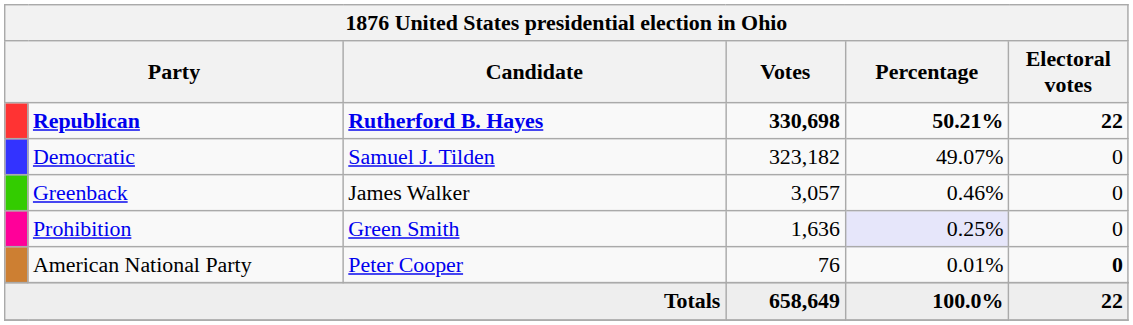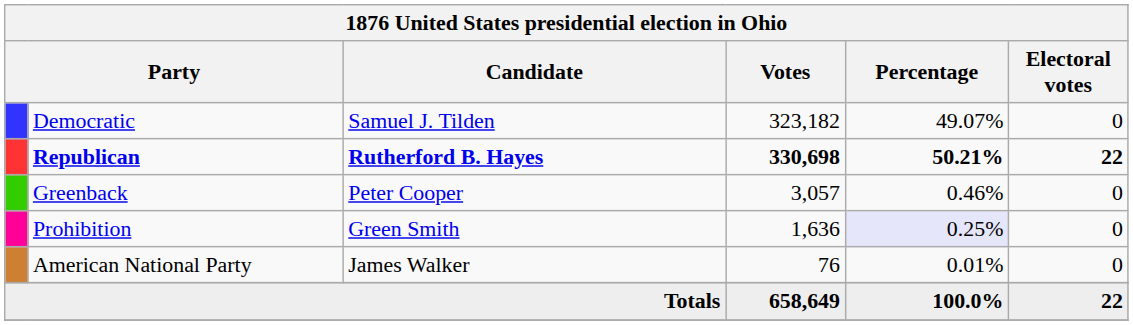rows swapped: (86, 120) <-> (84, 156)
(409, 193) James Walker -> (406, 193) Peter Cooper
(406, 265) Peter Cooper -> (409, 265) James Walker
(1118, 265) bold -> (1118, 265) normal
